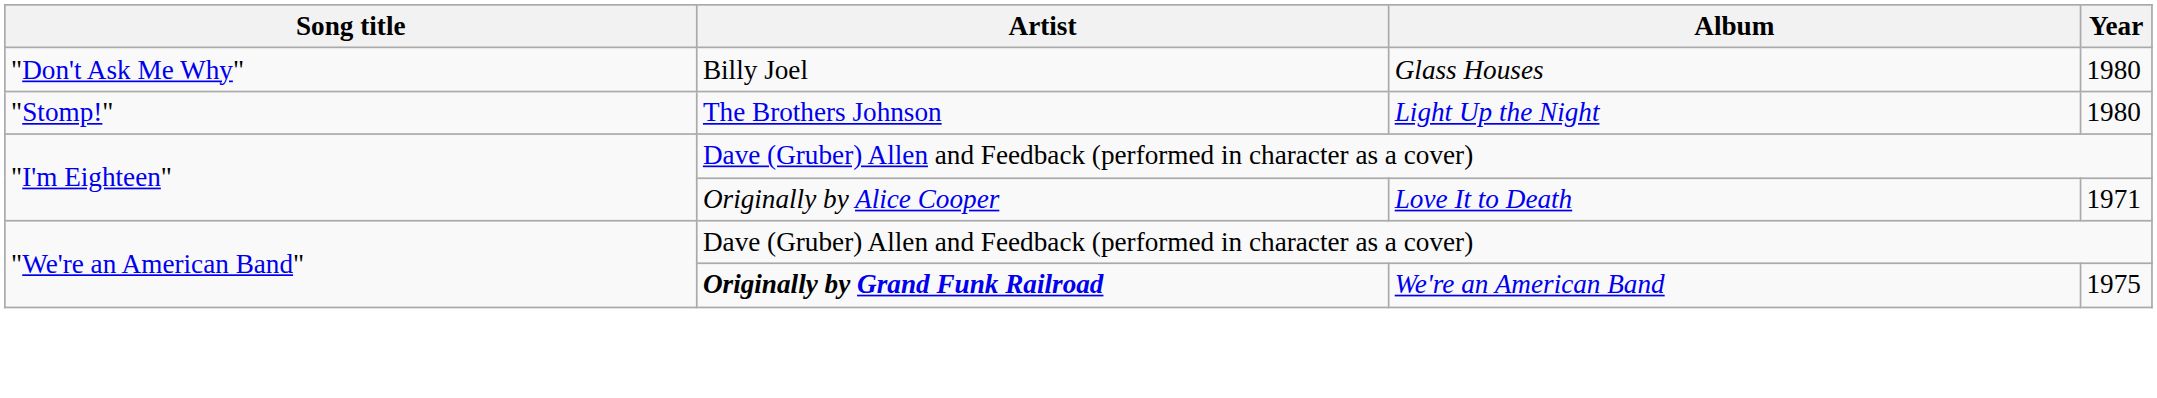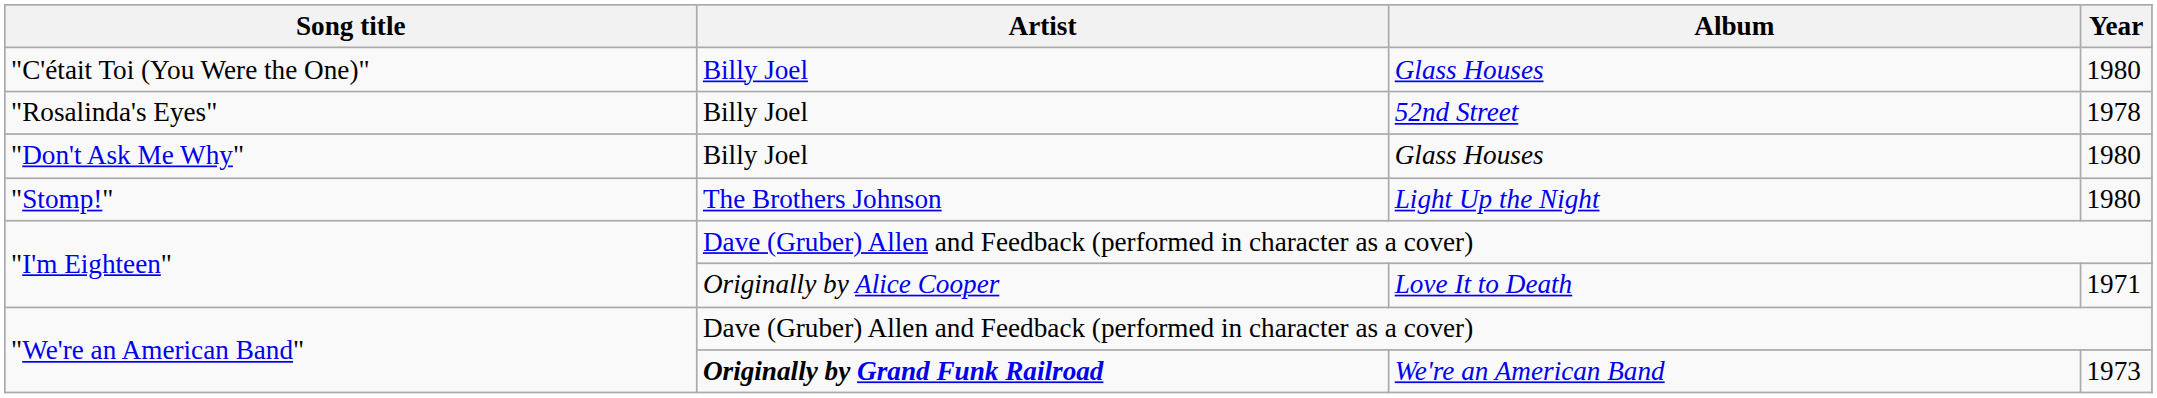+ row: (190, 69)
+ row: (114, 112)
(2114, 284) 1975 -> (2114, 371) 1973
